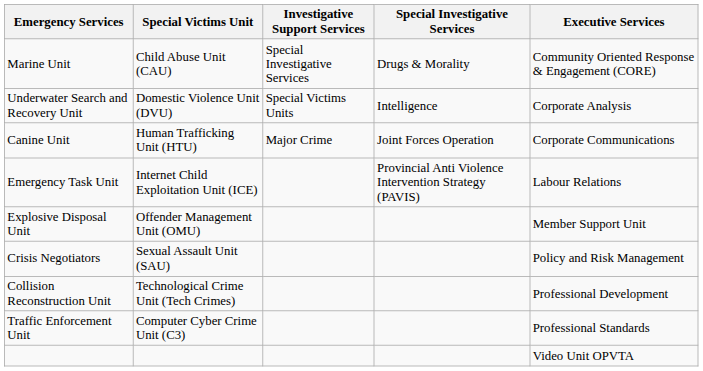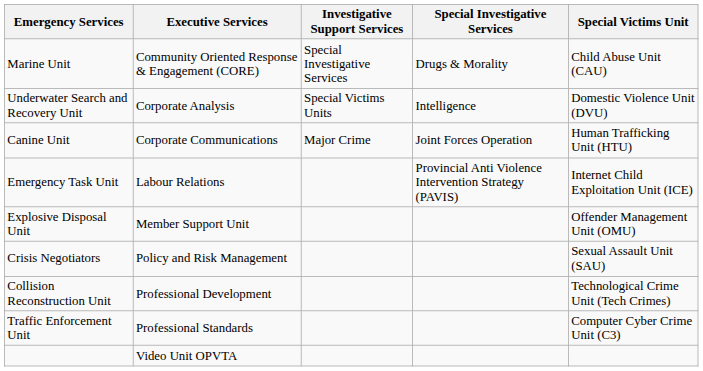columns swapped: (614, 21) <-> (198, 21)
